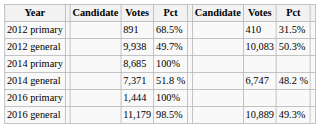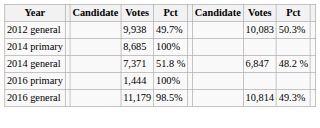- row: (35, 30)
(257, 81) 6,747 -> (257, 64) 6,847
(260, 115) 10,889 -> (260, 98) 10,814
